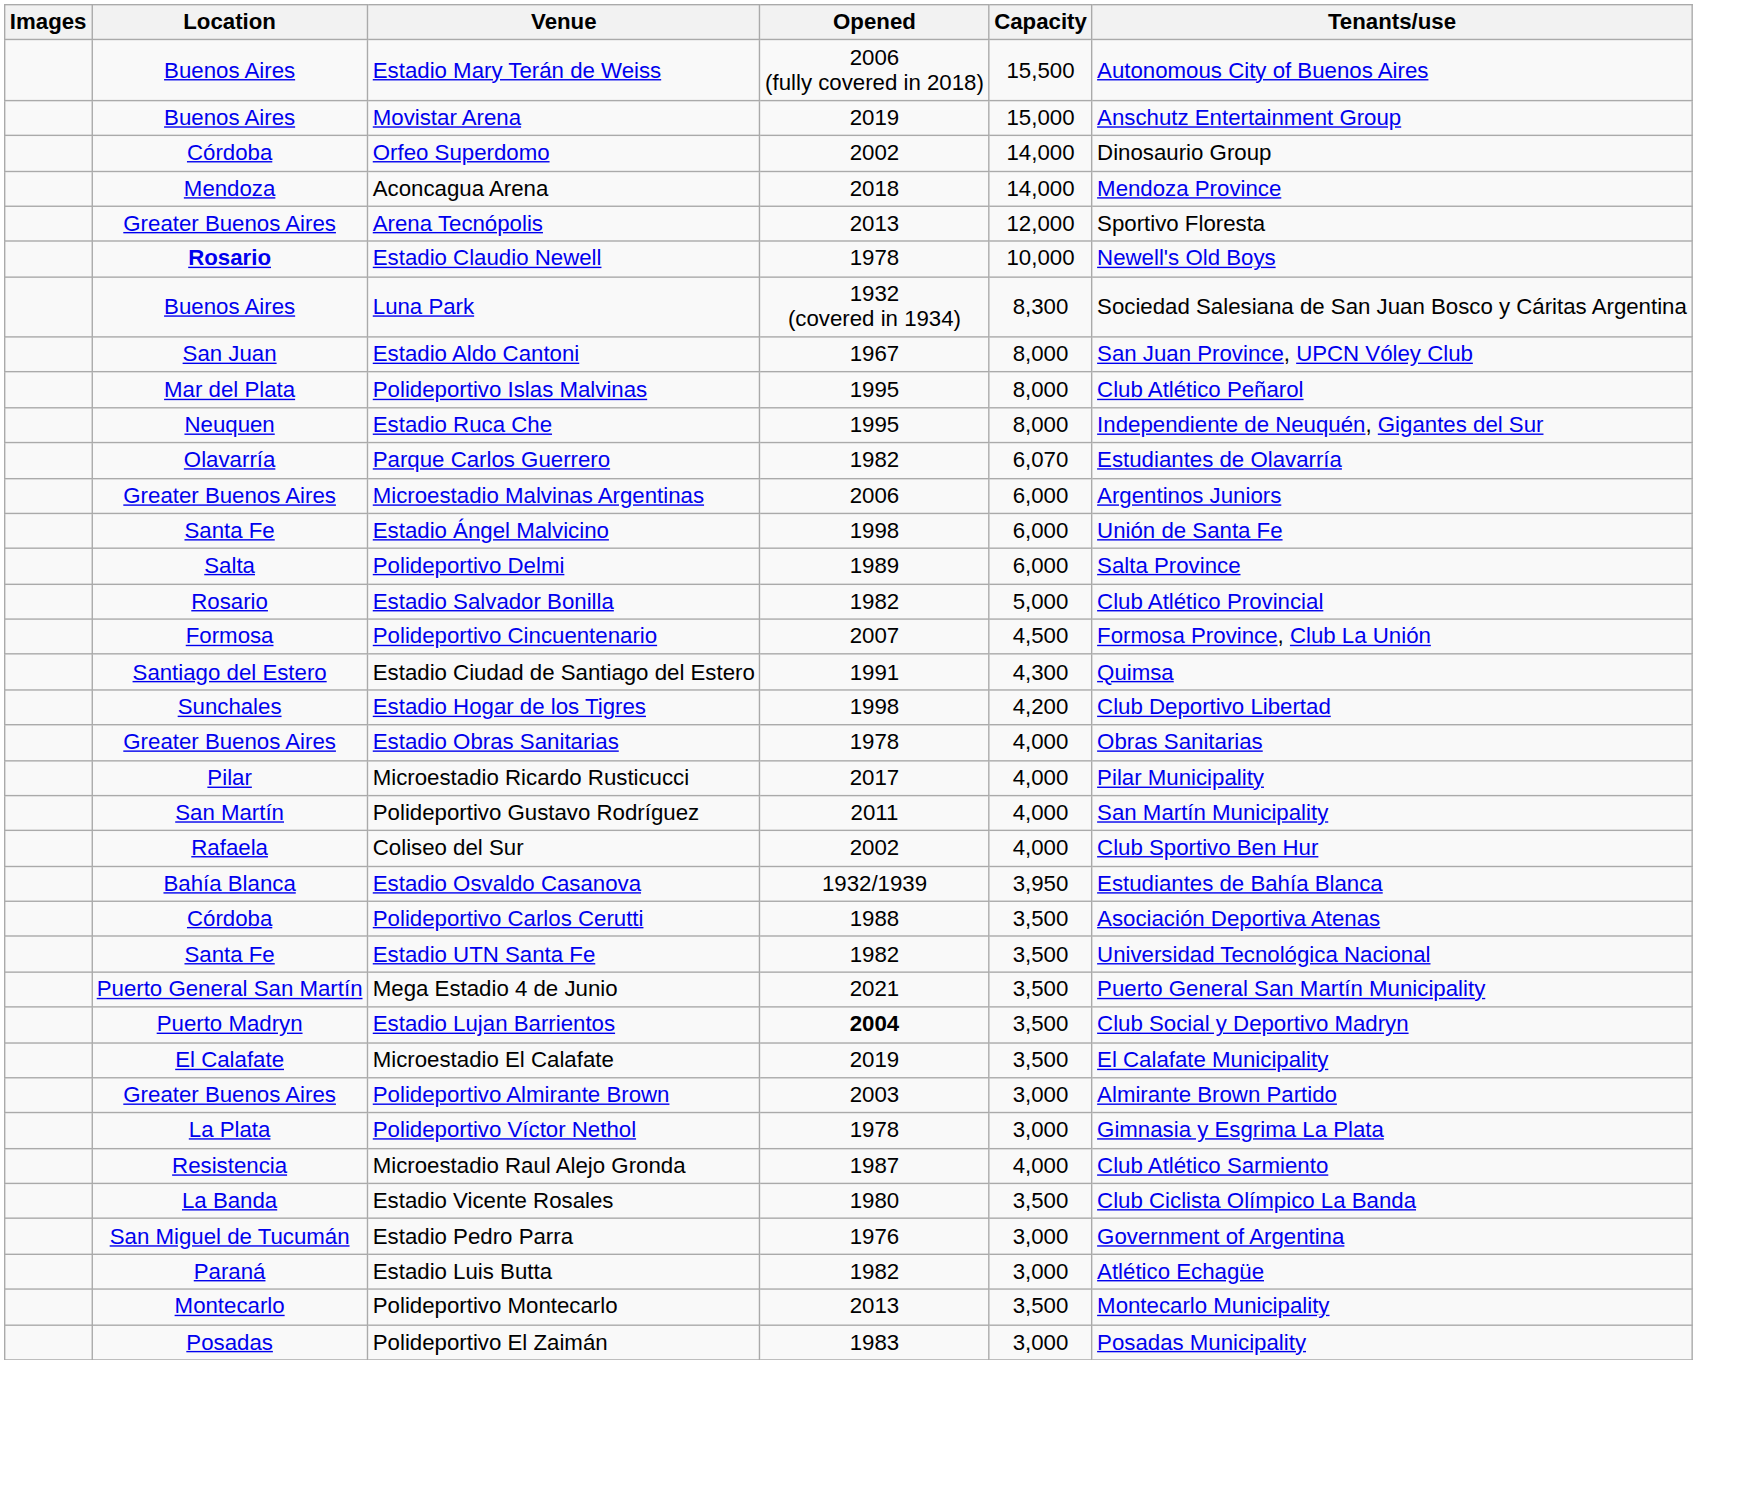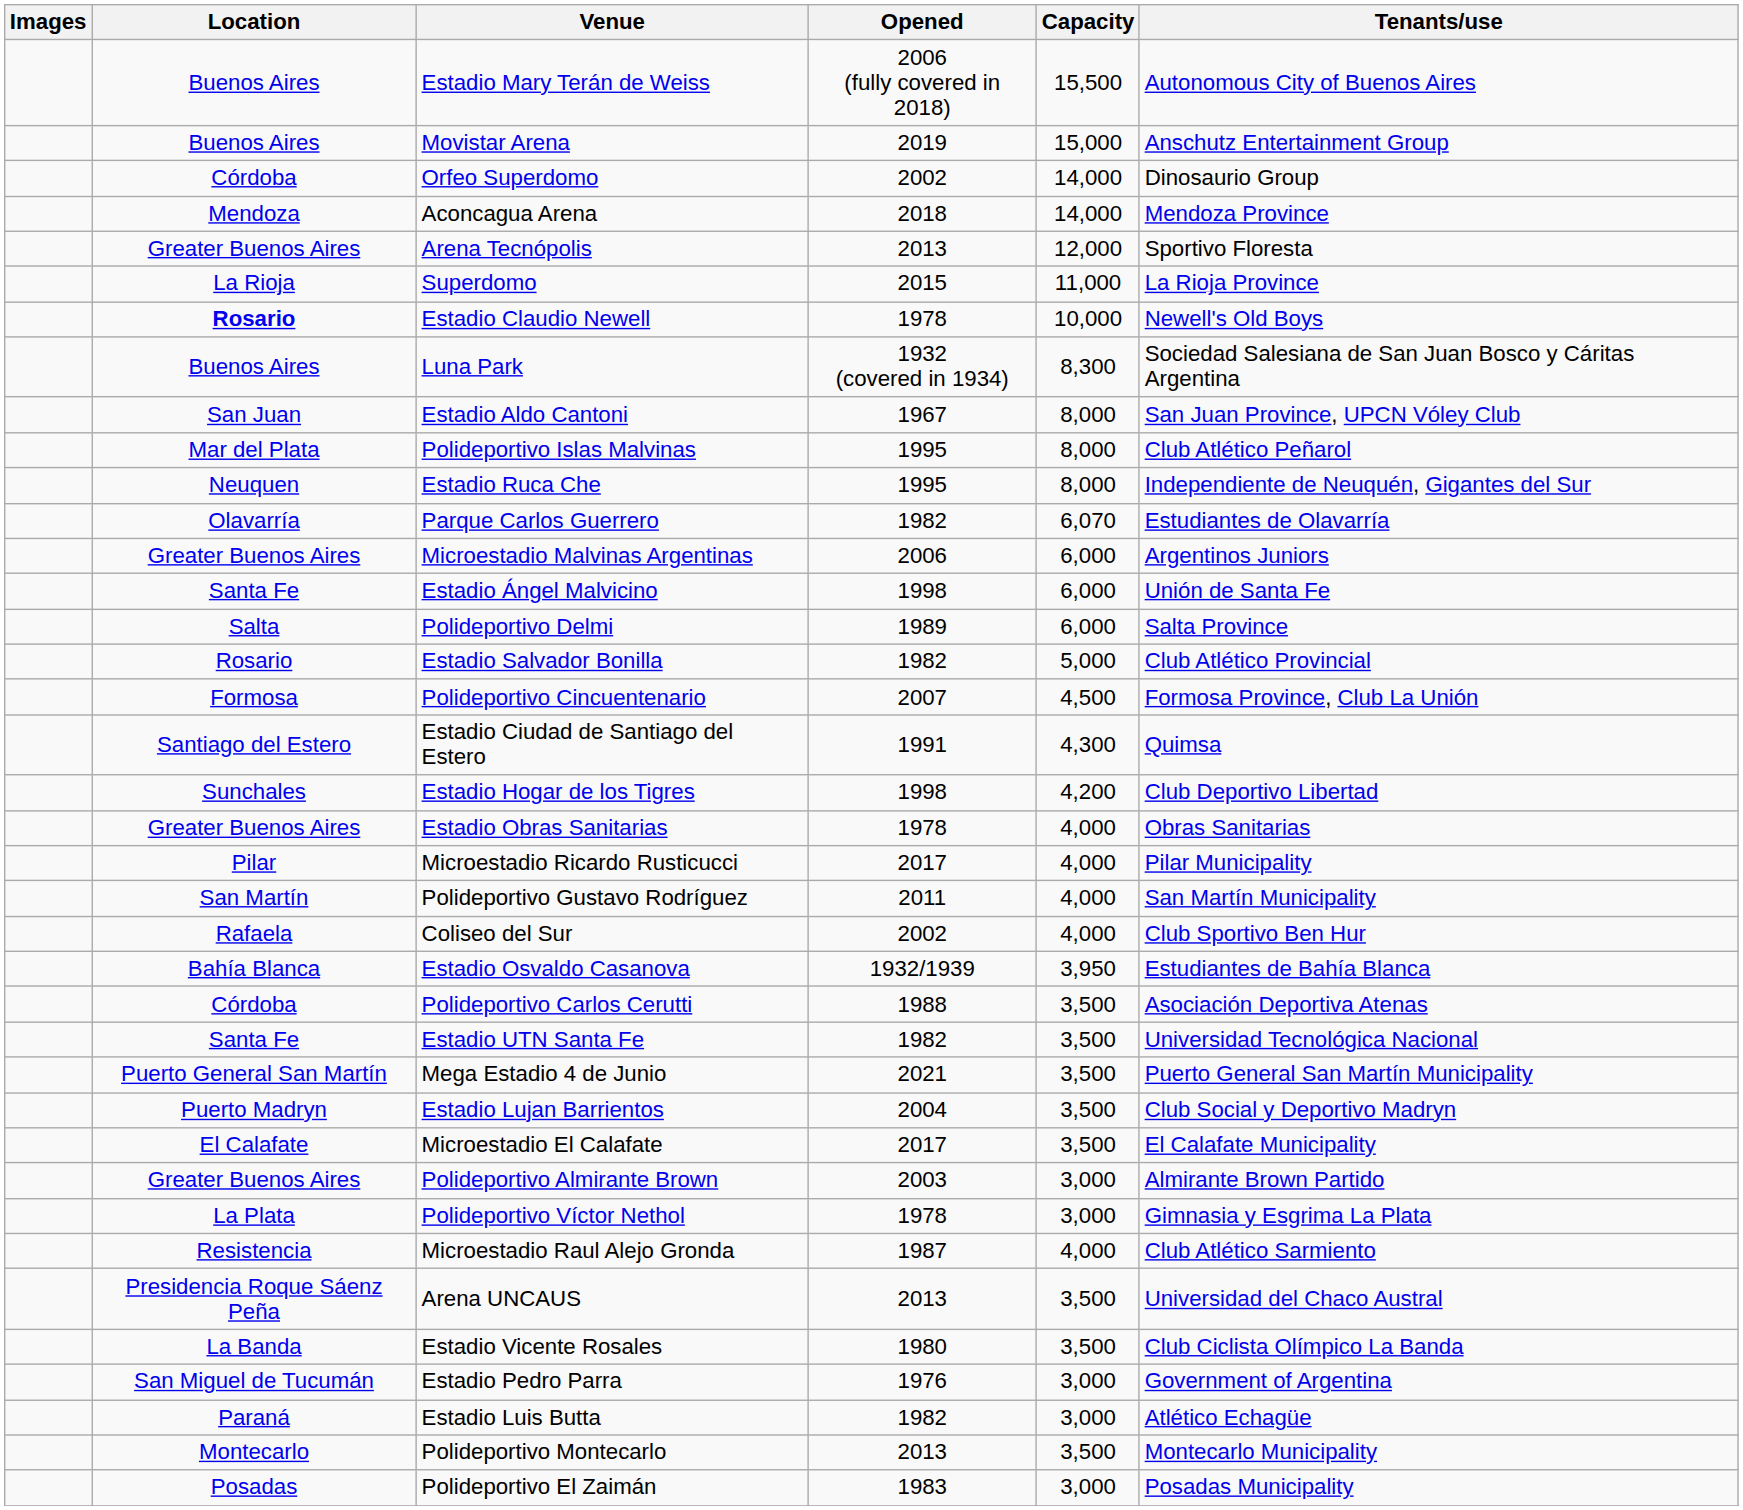+ row: (479, 283)
(874, 1024) bold -> (922, 1109) normal
(874, 1059) 2019 -> (922, 1145) 2017
+ row: (501, 1298)
